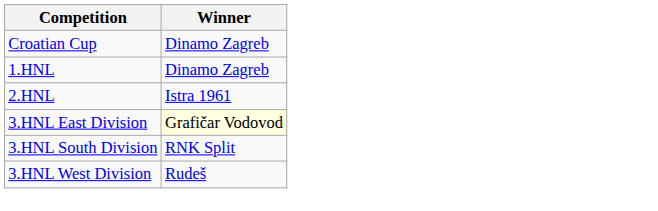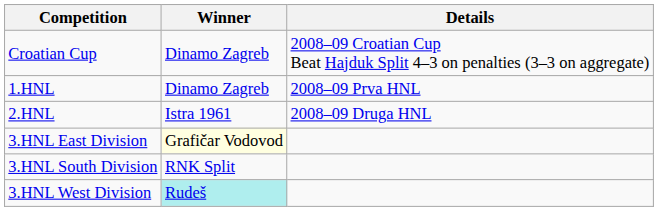+ column: (470, 17)
(186, 174) no background -> (186, 192) paleturquoise background
